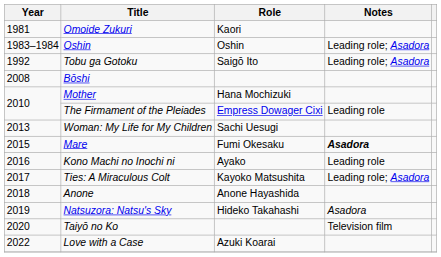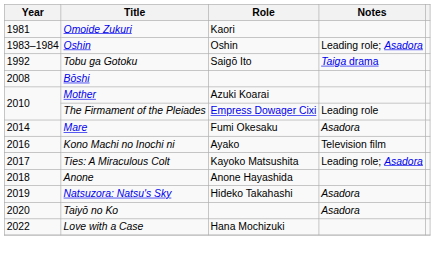(378, 62) Leading role; Asadora -> (350, 62) Taiga drama
(254, 95) Hana Mochizuki -> (240, 95) Azuki Koarai
- row: (138, 128)
(18, 144) 2015 -> (18, 128) 2014
(348, 144) bold -> (340, 128) normal
(356, 161) Leading role -> (353, 144) Television film
(360, 227) Television film -> (340, 210) Asadora
(246, 243) Azuki Koarai -> (248, 227) Hana Mochizuki
